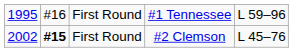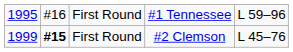(22, 36) 2002 -> (22, 36) 1999
